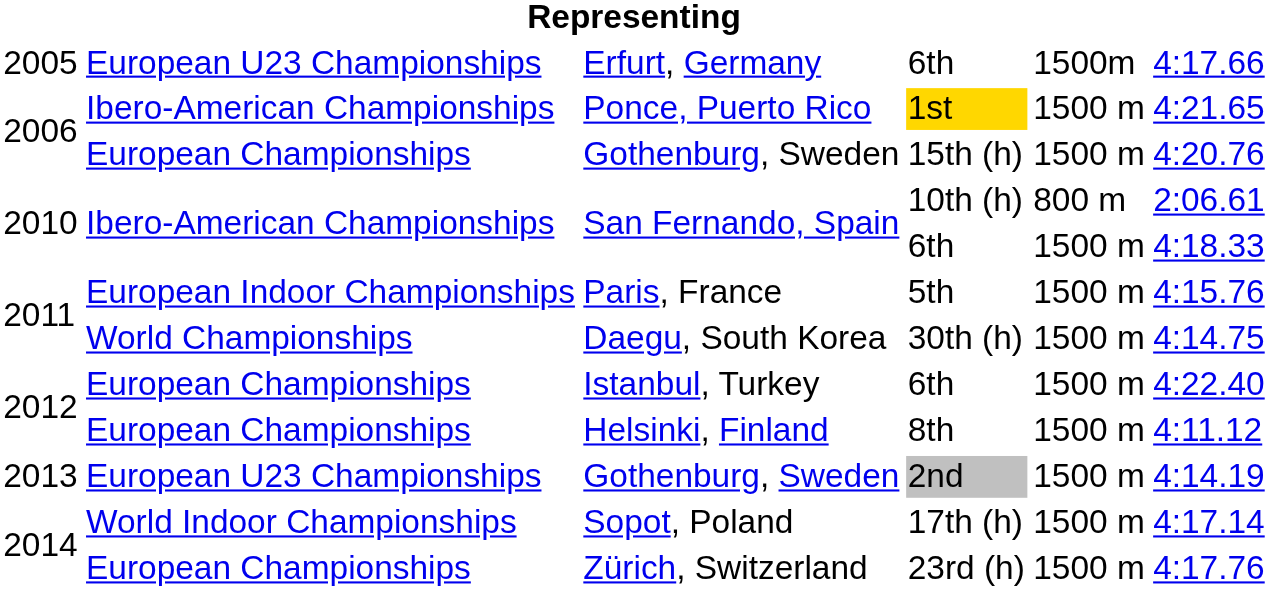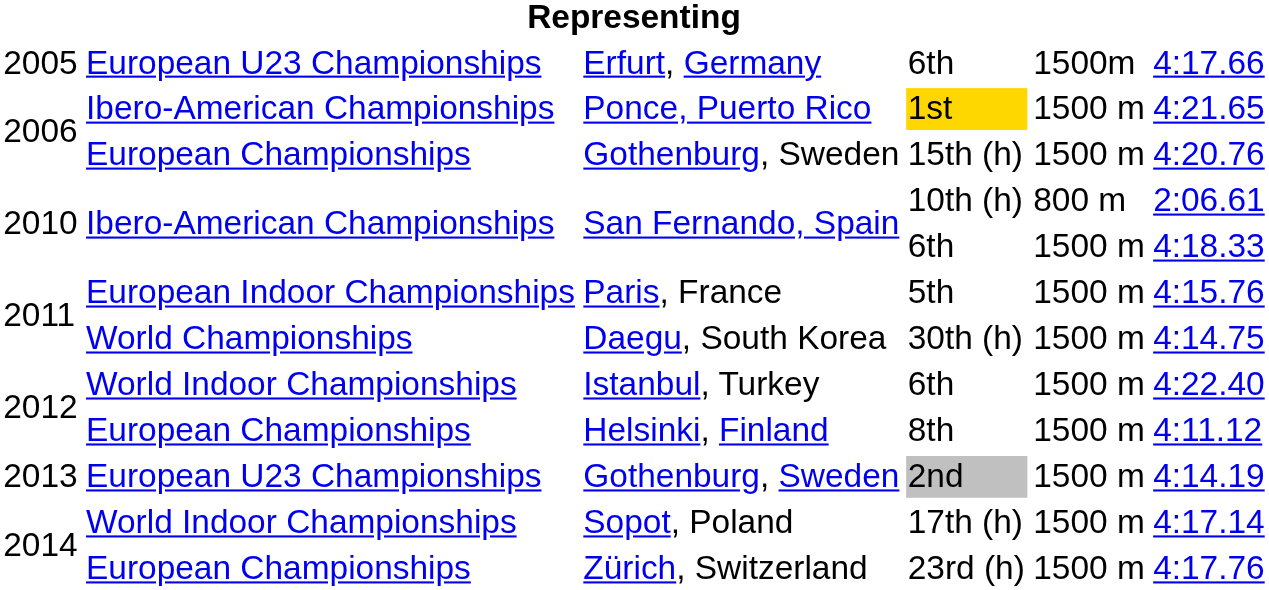(278, 384) European Championships -> (301, 384) World Indoor Championships
